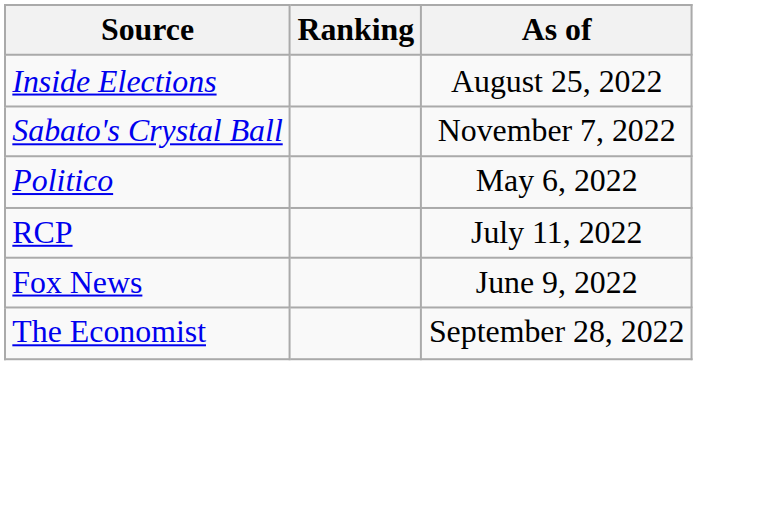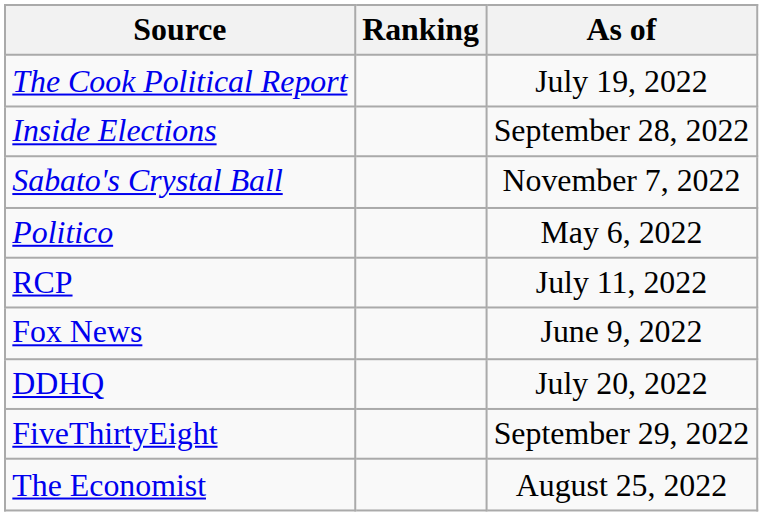+ row: (180, 80)
(557, 80) August 25, 2022 -> (621, 130) September 28, 2022
+ row: (58, 383)
+ row: (115, 433)
(557, 332) September 28, 2022 -> (621, 484) August 25, 2022
